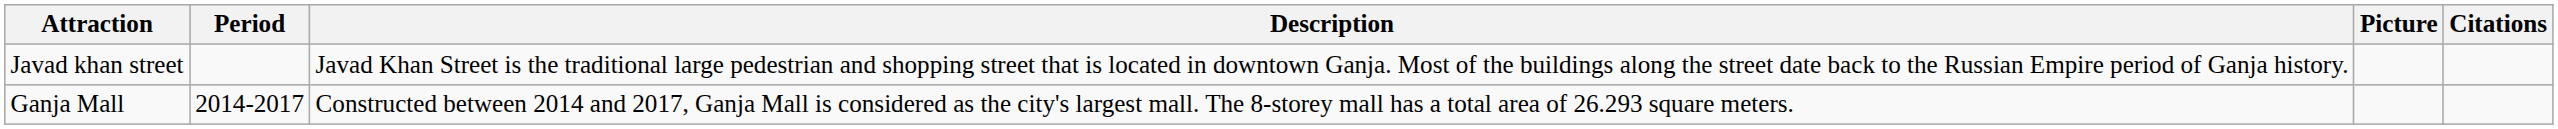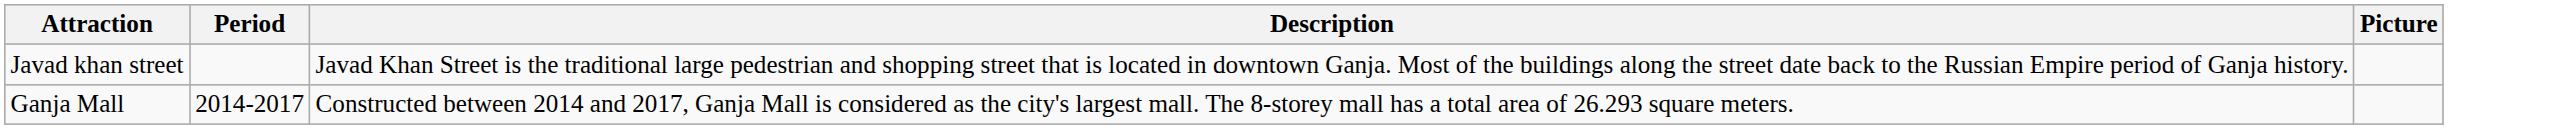- column: (2498, 24)
